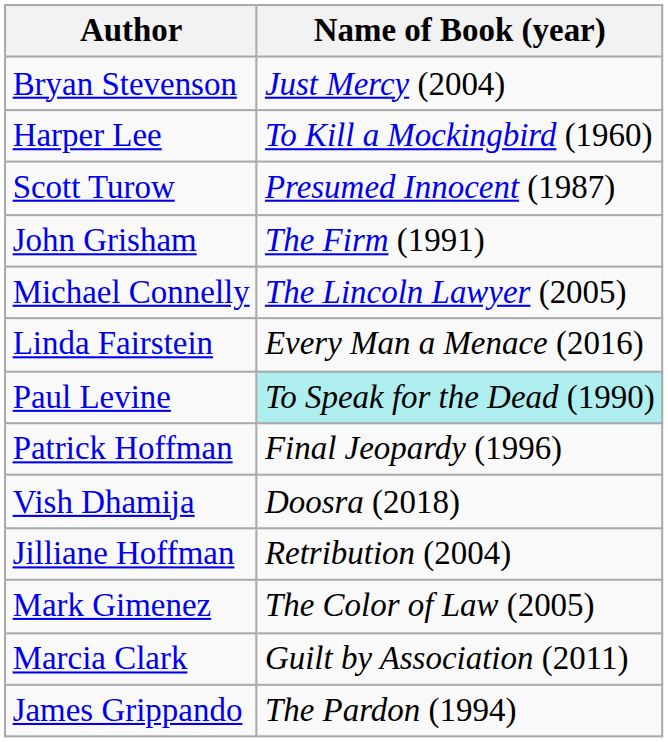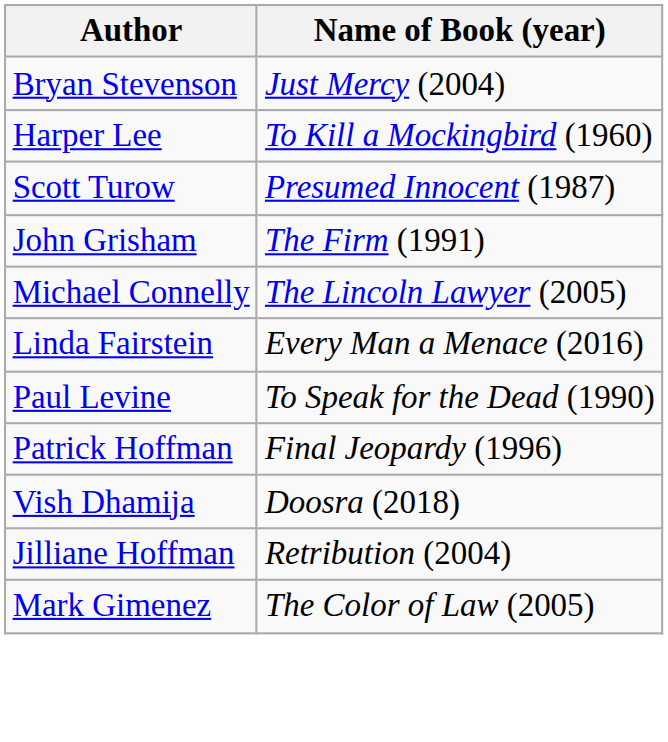(460, 396) paleturquoise background -> (460, 396) no background
- row: (100, 657)
- row: (128, 710)
